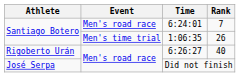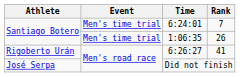(119, 24) Men's road race -> (122, 24) Men's time trial
(221, 52) 40 -> (221, 52) 41
